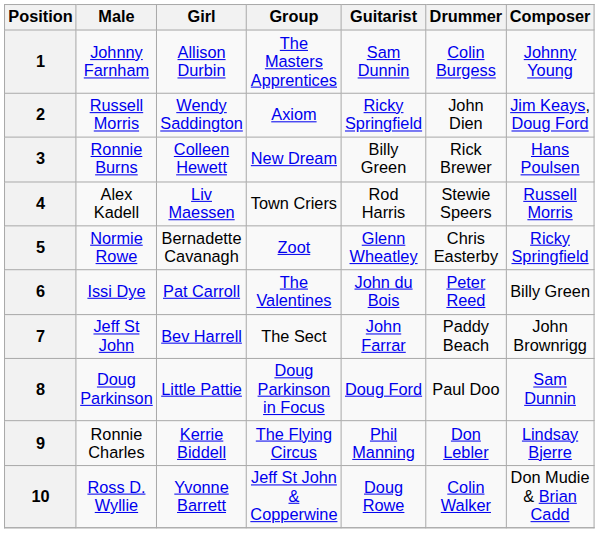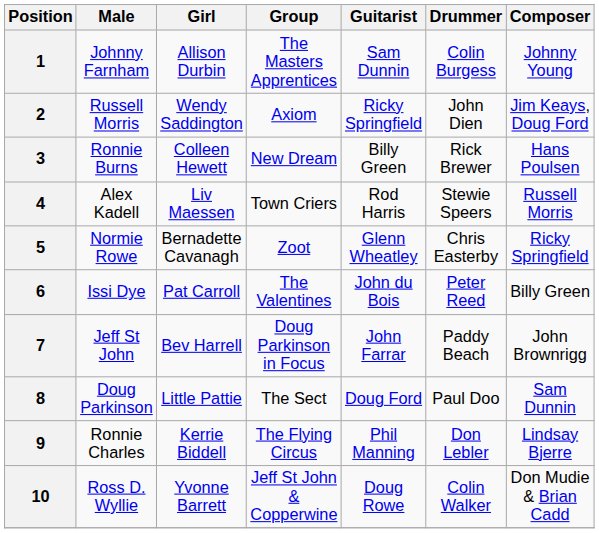(294, 336) The Sect -> (294, 345) Doug Parkinson in Focus
(294, 389) Doug Parkinson in Focus -> (294, 398) The Sect
